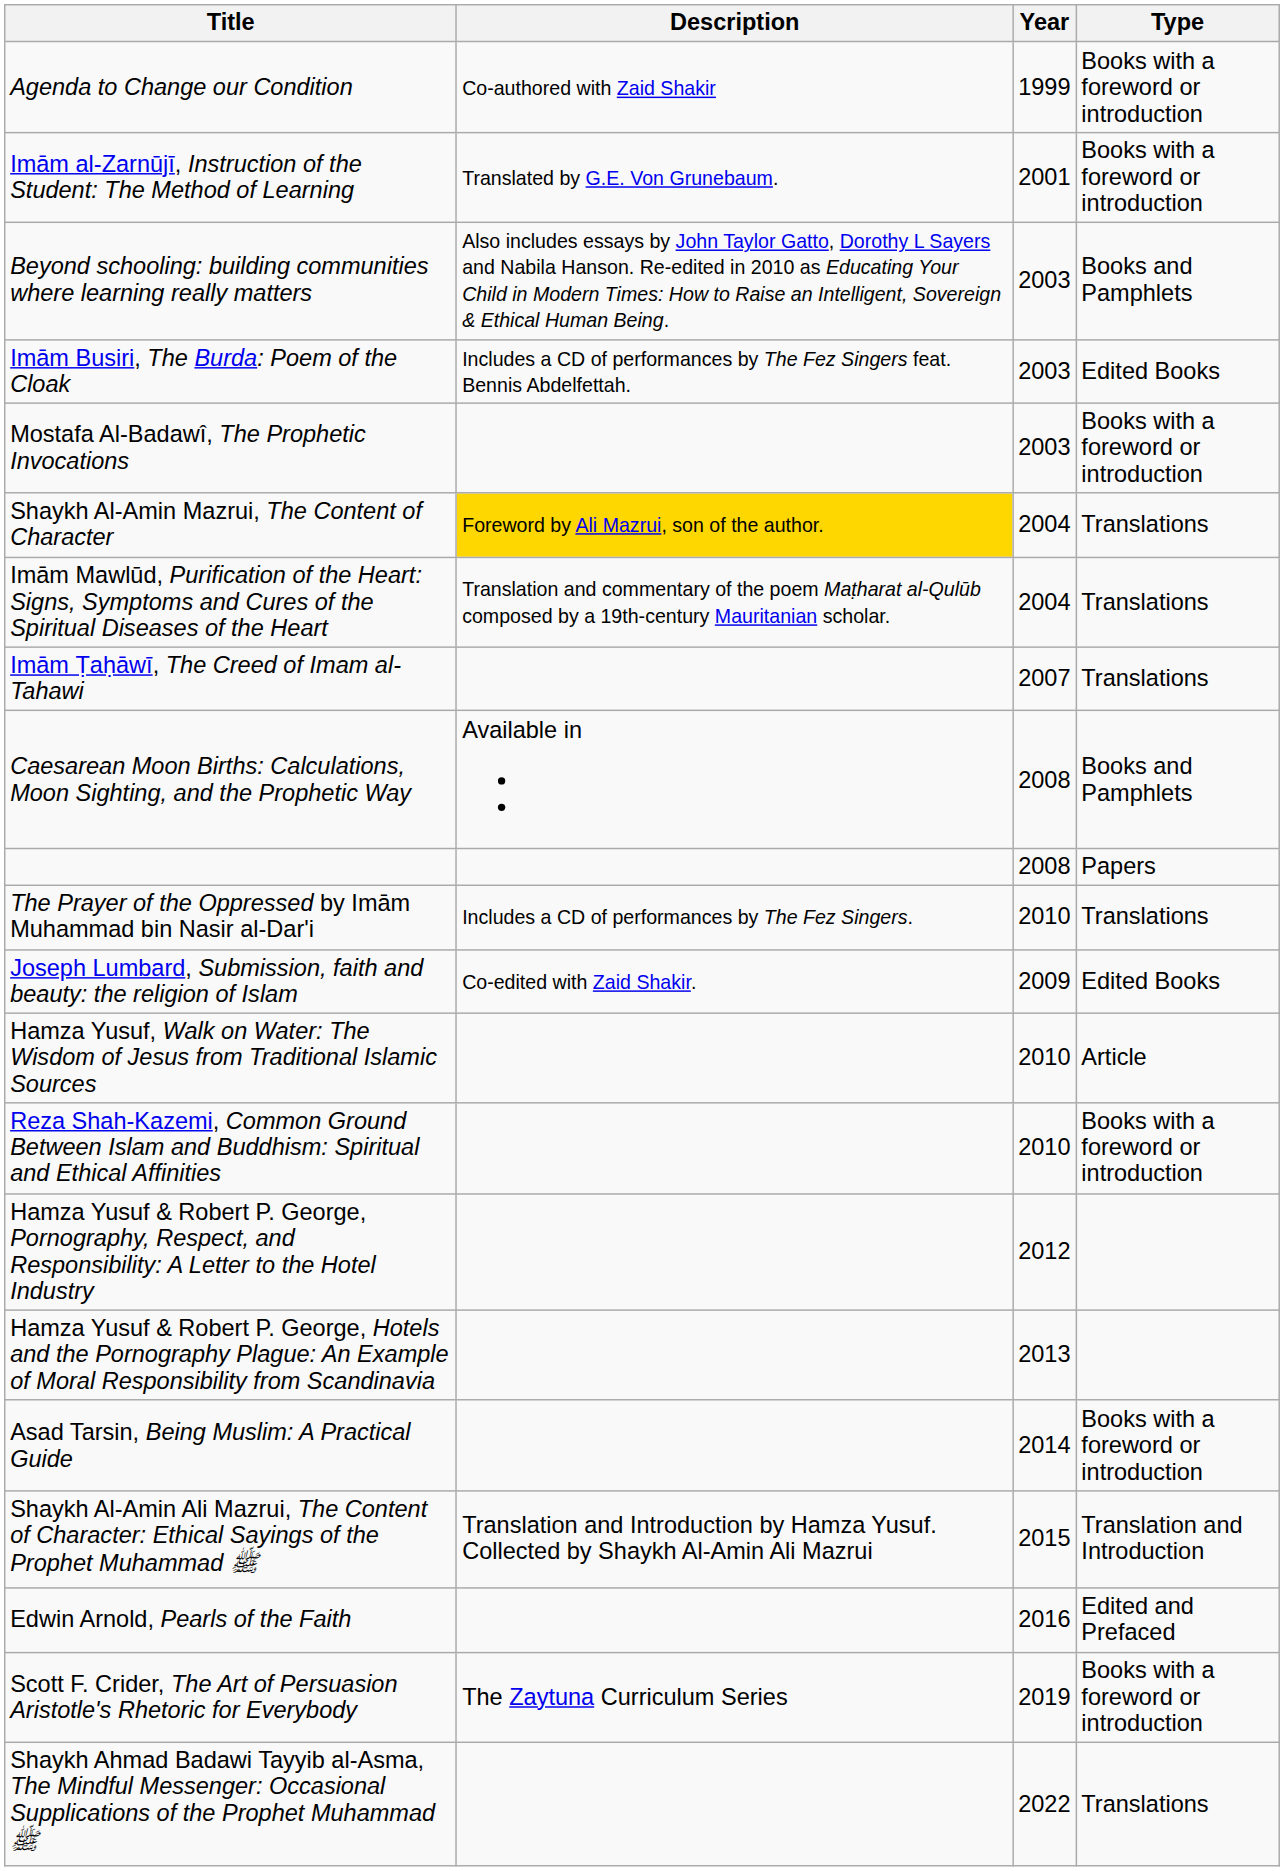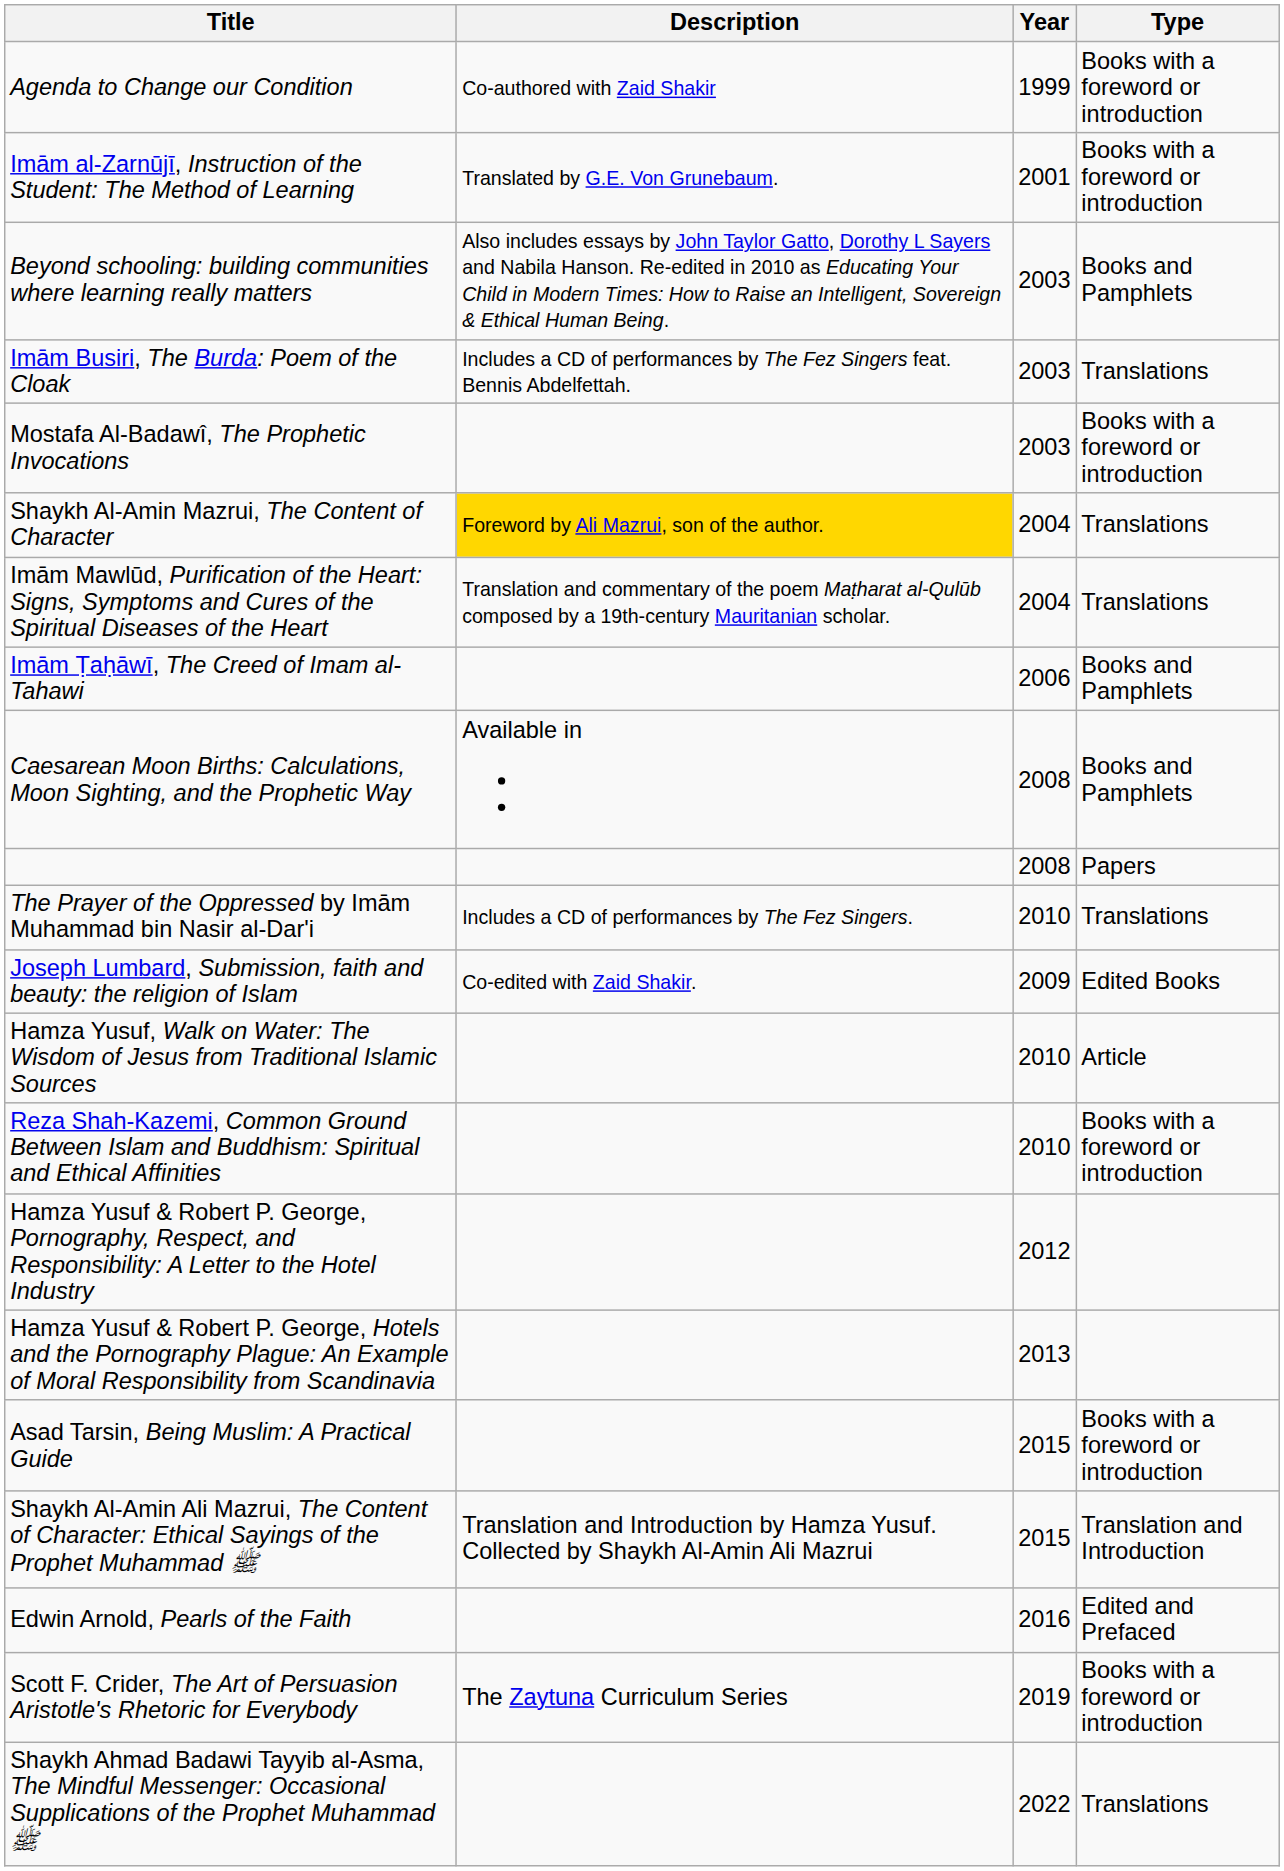(1151, 370) Edited Books -> (1145, 370) Translations
(1044, 678) 2007 -> (1044, 678) 2006
(1145, 678) Translations -> (1137, 678) Books and Pamphlets
(1044, 1445) 2014 -> (1044, 1445) 2015
